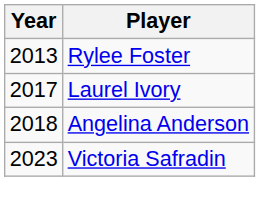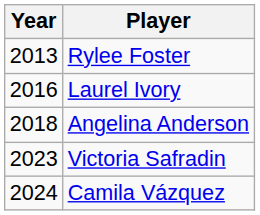(34, 90) 2017 -> (34, 90) 2016
+ row: (146, 192)
